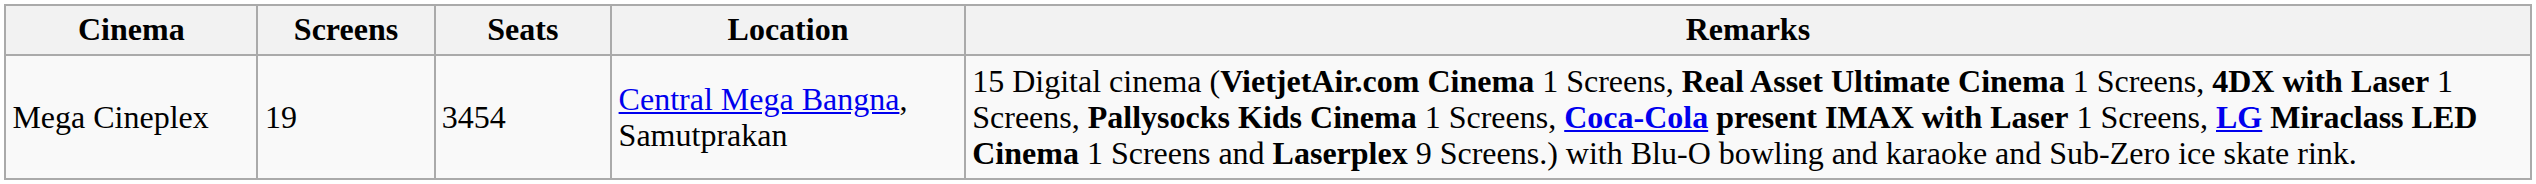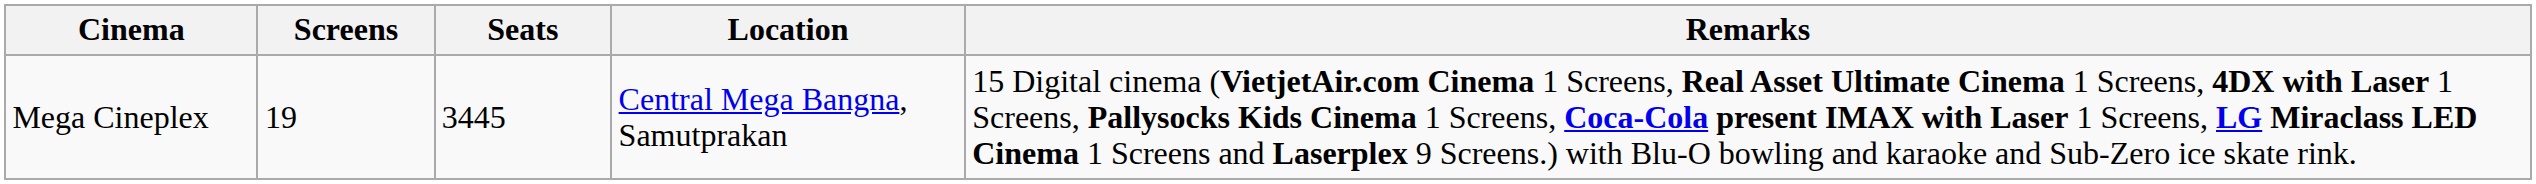(474, 116) 3454 -> (474, 116) 3445
